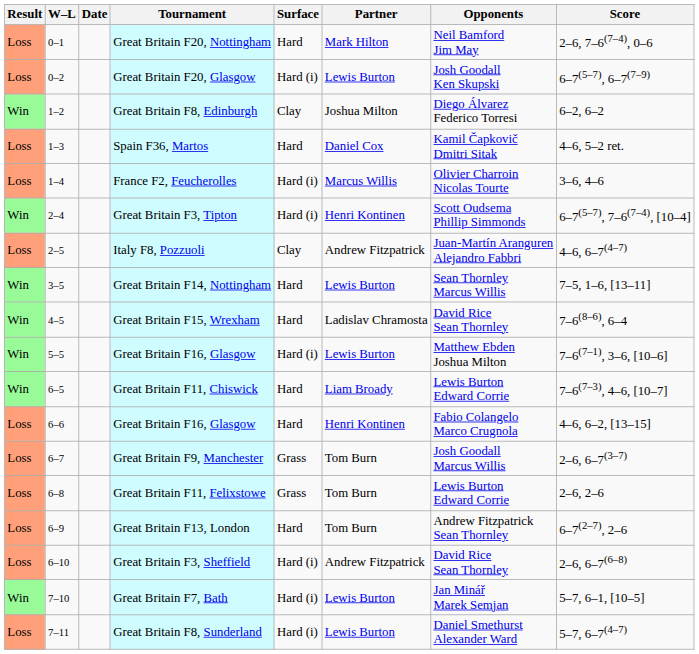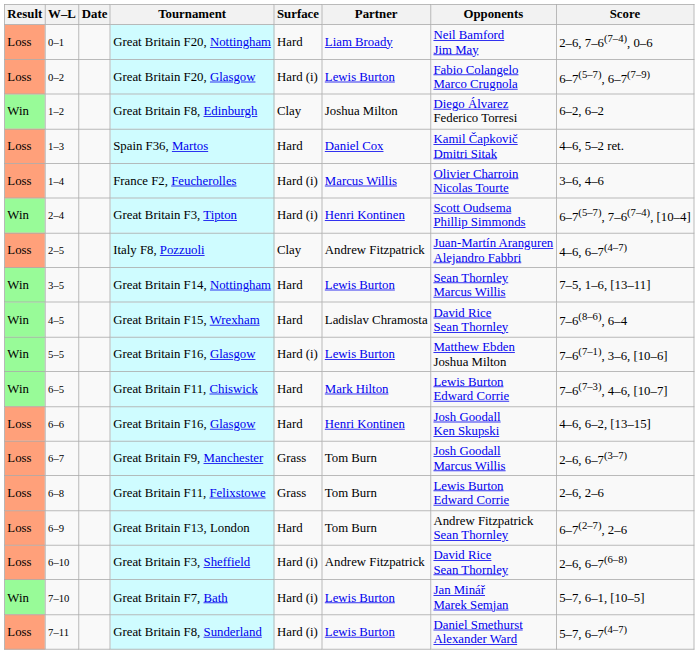(357, 42) Mark Hilton -> (359, 42) Liam Broady
(467, 76) Josh Goodall Ken Skupski -> (476, 76) Fabio Colangelo Marco Crugnola
(359, 389) Liam Broady -> (357, 389) Mark Hilton
(476, 423) Fabio Colangelo Marco Crugnola -> (467, 423) Josh Goodall Ken Skupski
